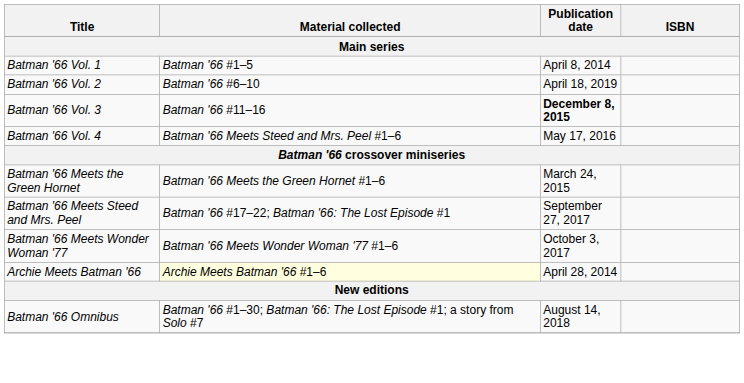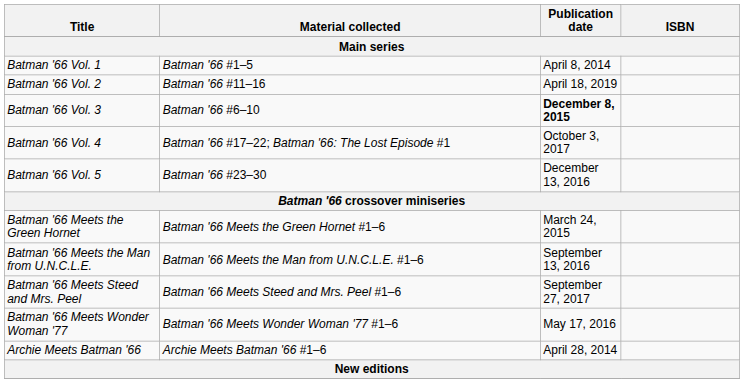(211, 84) Batman '66 #6–10 -> (214, 84) Batman '66 #11–16
(214, 110) Batman '66 #11–16 -> (211, 110) Batman '66 #6–10
(282, 136) Batman '66 Meets Steed and Mrs. Peel #1–6 -> (306, 142) Batman '66 #17–22; Batman '66: The Lost Episode #1
(580, 136) May 17, 2016 -> (571, 142) October 3, 2017
+ row: (54, 175)
+ row: (79, 259)
(306, 213) Batman '66 #17–22; Batman '66: The Lost Episode #1 -> (282, 292) Batman '66 Meets Steed and Mrs. Peel #1–6
(571, 246) October 3, 2017 -> (580, 324) May 17, 2016
(245, 271) lightyellow background -> (245, 350) no background
- row: (63, 316)
